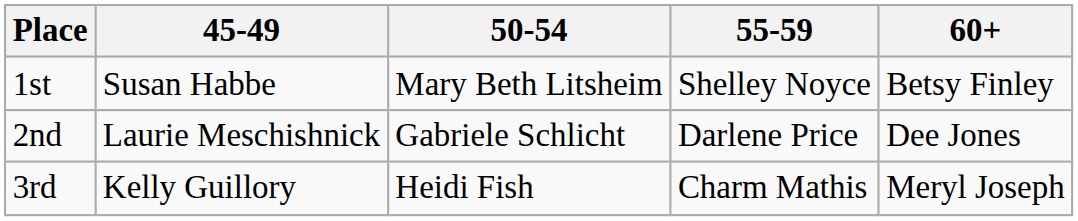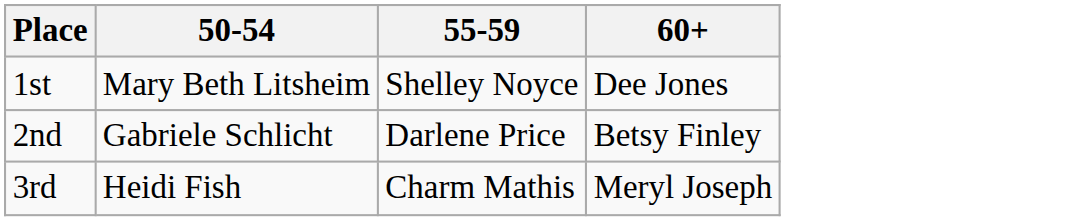- column: (241, 30)
(970, 82) Betsy Finley -> (661, 82) Dee Jones
(953, 135) Dee Jones -> (677, 135) Betsy Finley
